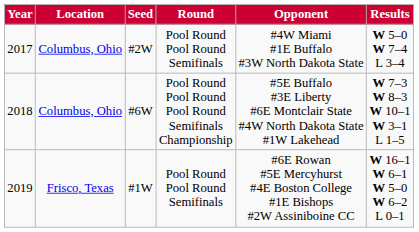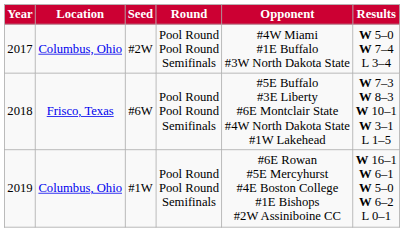(80, 111) Columbus, Ohio -> (80, 111) Frisco, Texas
(196, 111) Pool Round Pool Round Pool Round Semifinals Championship -> (189, 111) Pool Round Pool Round Semifinals
(80, 188) Frisco, Texas -> (80, 188) Columbus, Ohio
